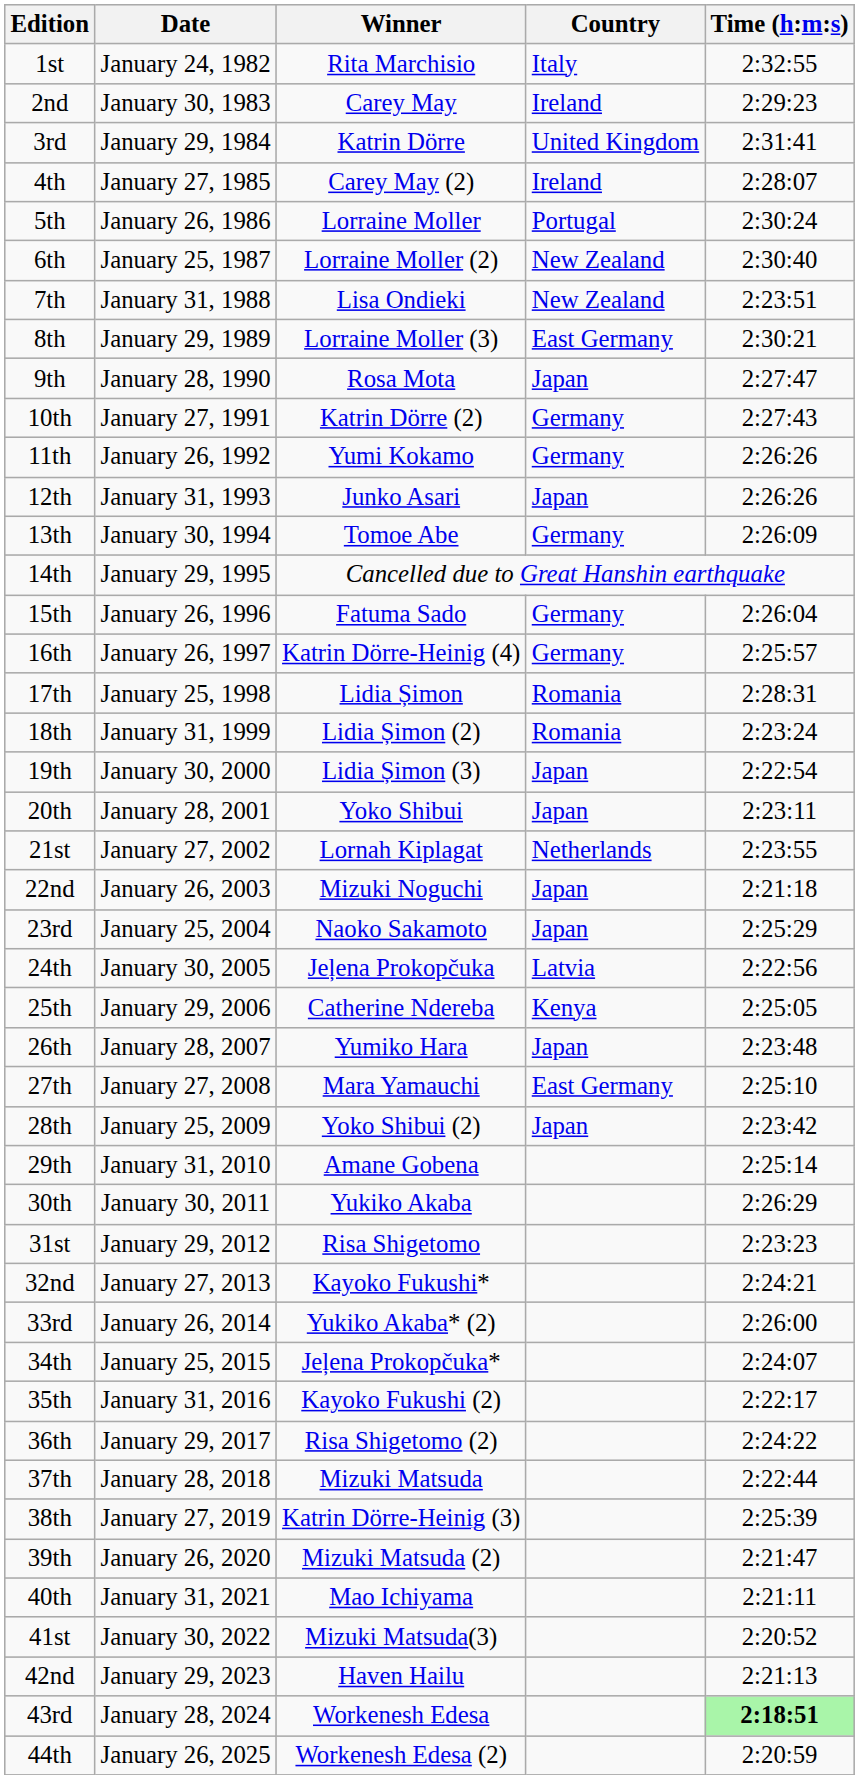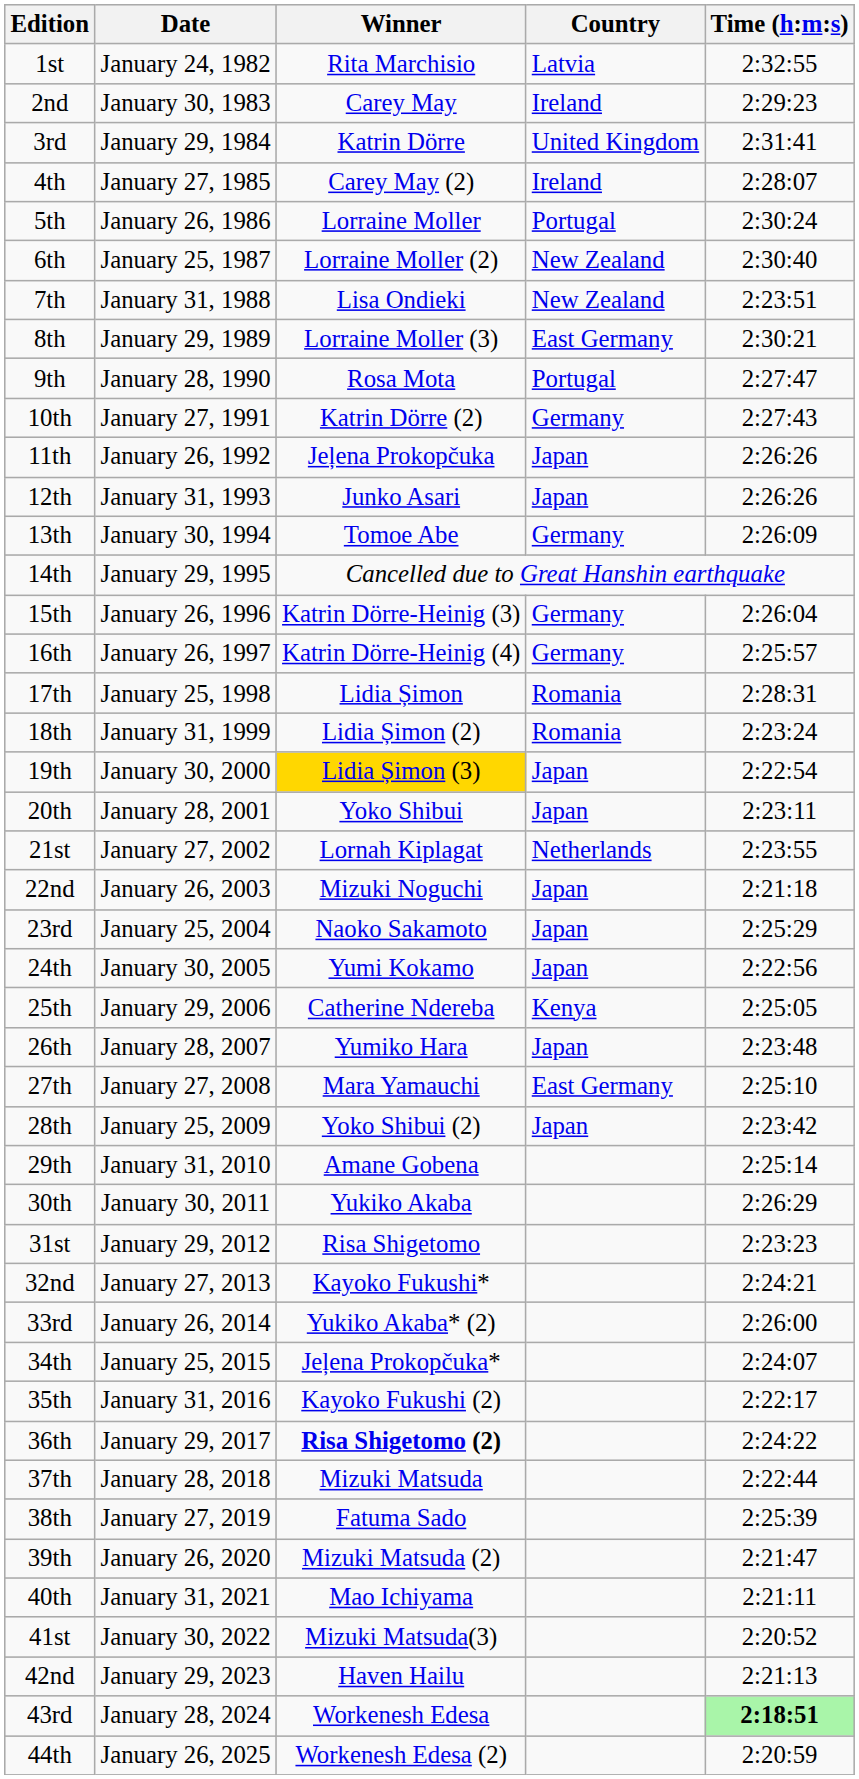(554, 63) Italy -> (563, 63) Latvia
(560, 378) Japan -> (574, 378) Portugal
(401, 456) Yumi Kokamo -> (401, 456) Jeļena Prokopčuka
(578, 456) Germany -> (560, 456) Japan
(401, 614) Fatuma Sado -> (401, 614) Katrin Dörre-Heinig (3)
(401, 771) no background -> (401, 771) gold background
(401, 968) Jeļena Prokopčuka -> (401, 968) Yumi Kokamo
(563, 968) Latvia -> (560, 968) Japan
(401, 1440) normal -> (401, 1440) bold
(401, 1518) Katrin Dörre-Heinig (3) -> (401, 1518) Fatuma Sado
